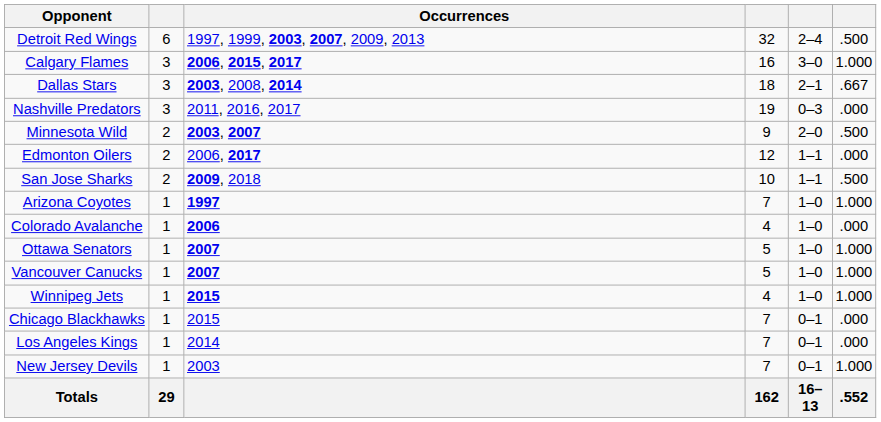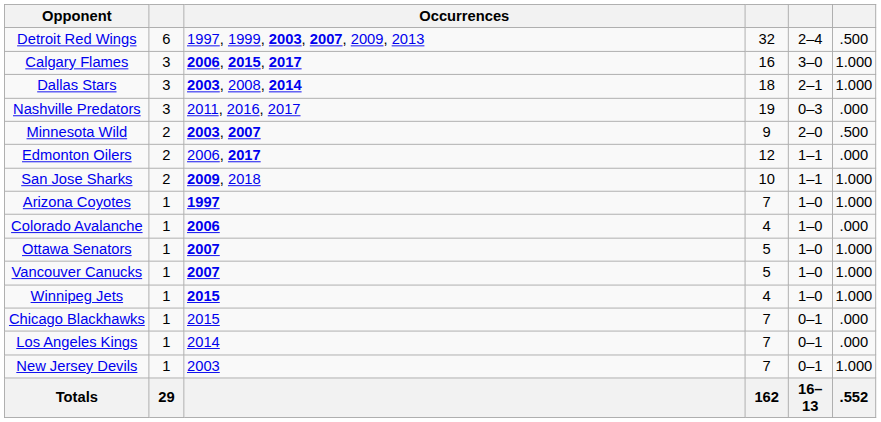(854, 86) .667 -> (854, 86) 1.000
(854, 179) .500 -> (854, 179) 1.000
